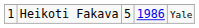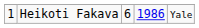(128, 14) 5 -> (128, 14) 6
